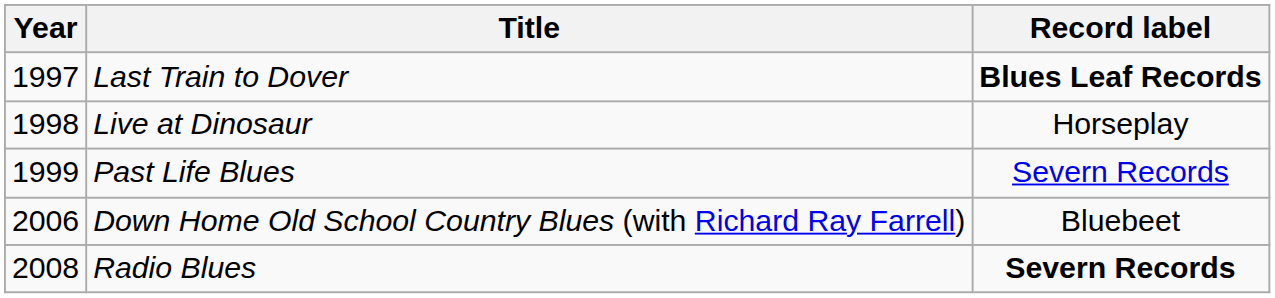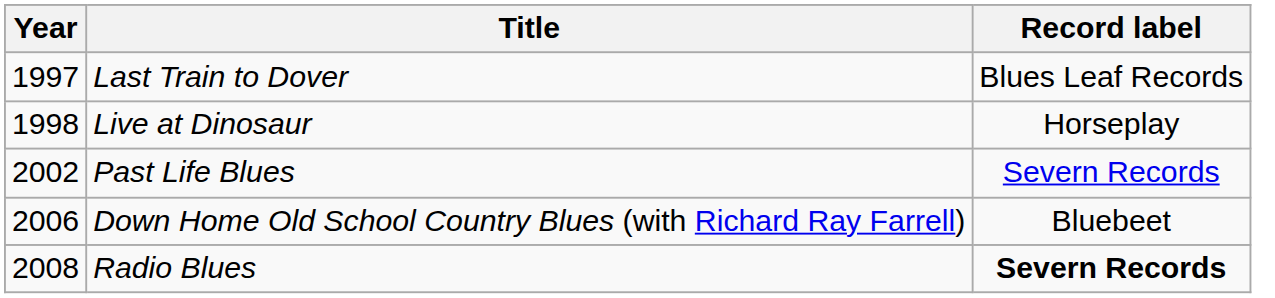(1120, 76) bold -> (1111, 76) normal
(46, 172) 1999 -> (46, 172) 2002
